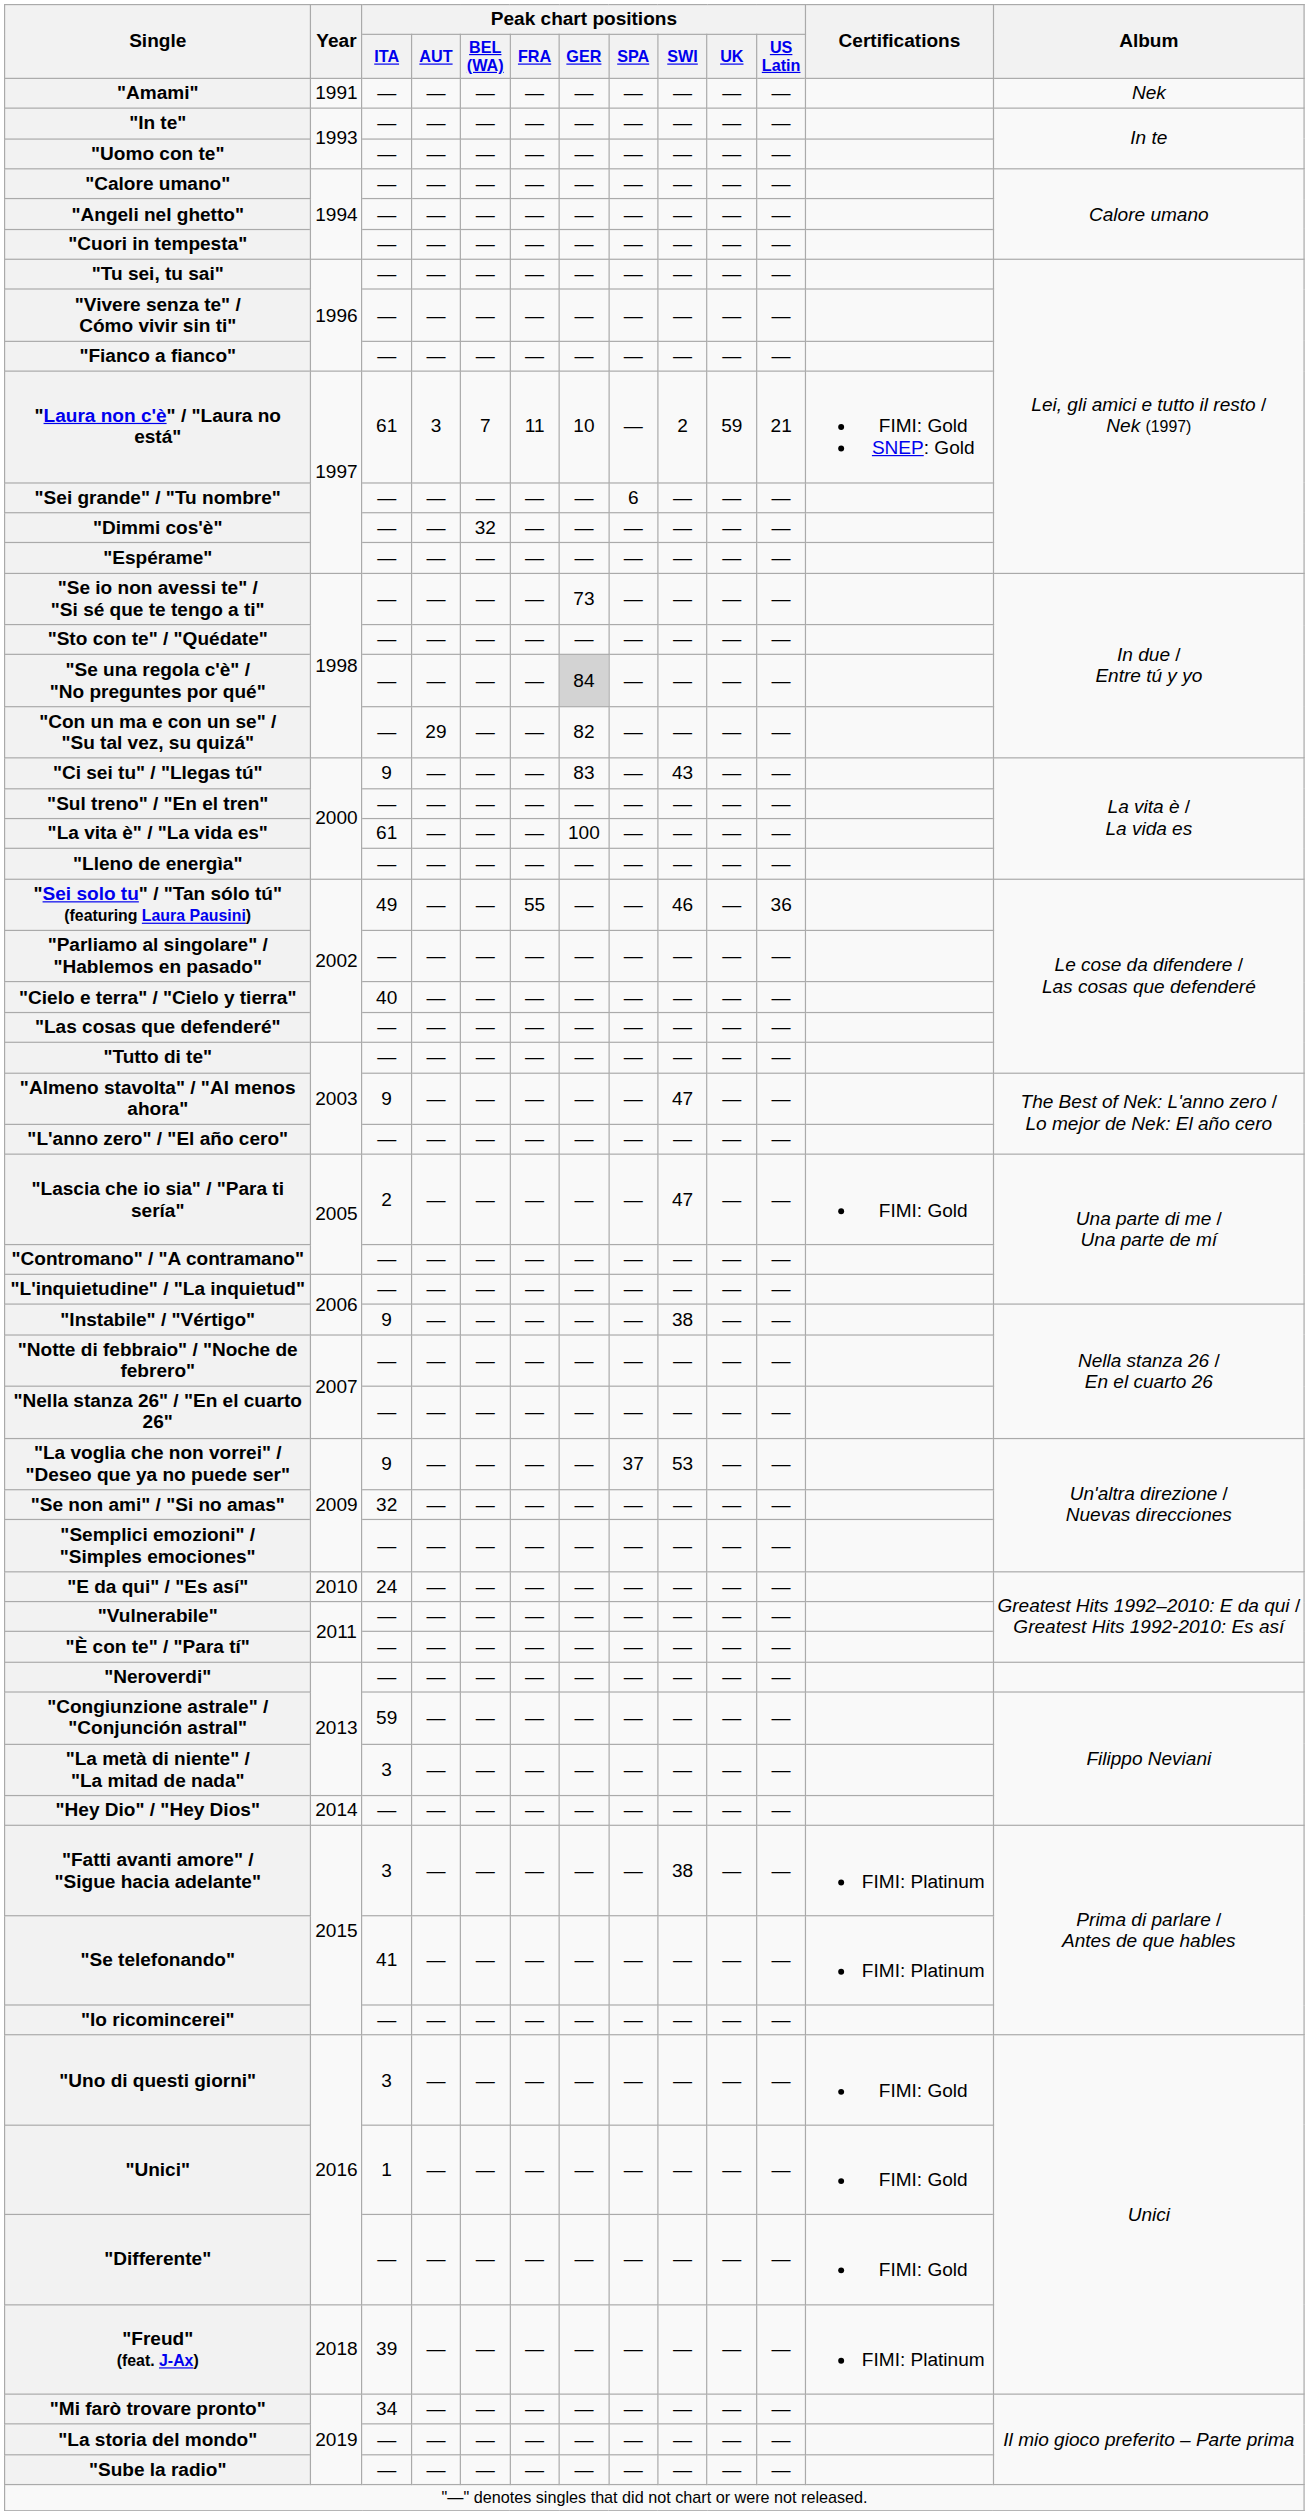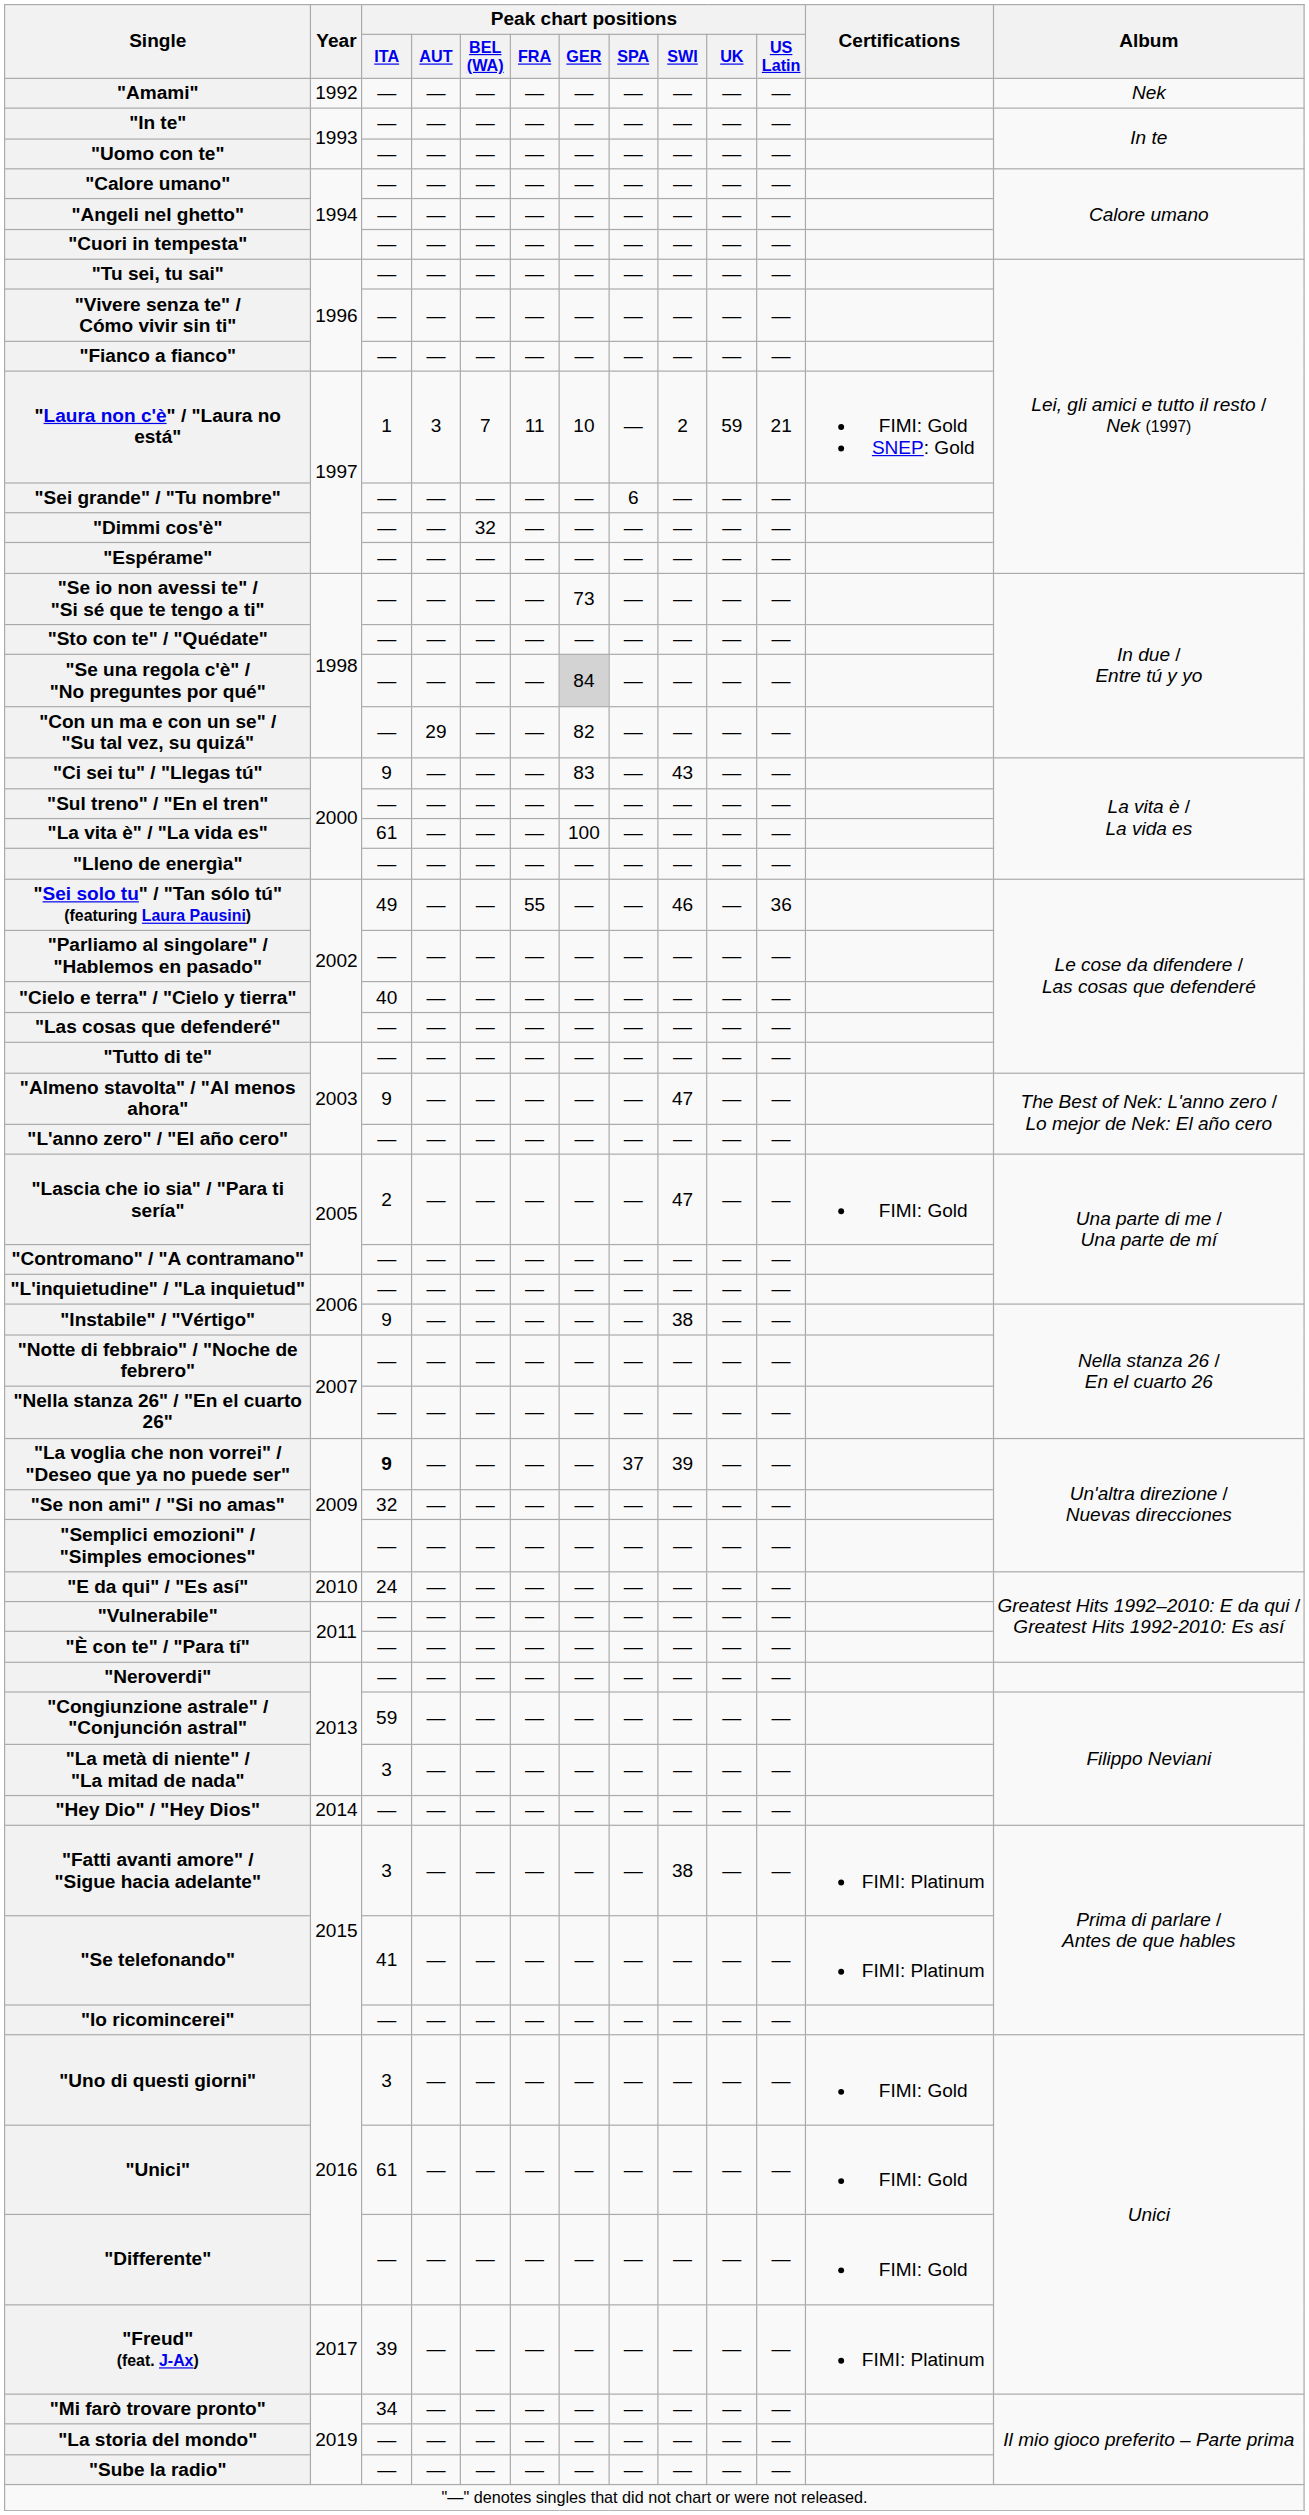(336, 93) 1991 -> (336, 93) 1992
(387, 426) 61 -> (387, 426) 1
(387, 1463) normal -> (387, 1463) bold
(683, 1463) 53 -> (683, 1463) 39
(387, 2169) 1 -> (387, 2169) 61
(336, 2349) 2018 -> (336, 2349) 2017
